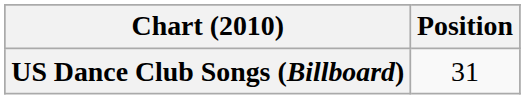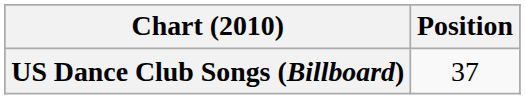(465, 70) 31 -> (465, 70) 37
